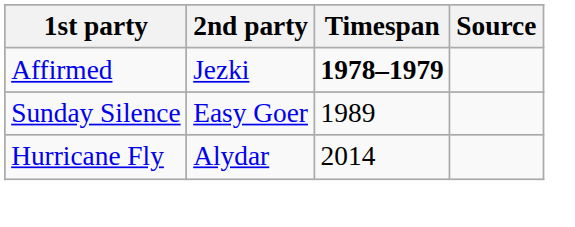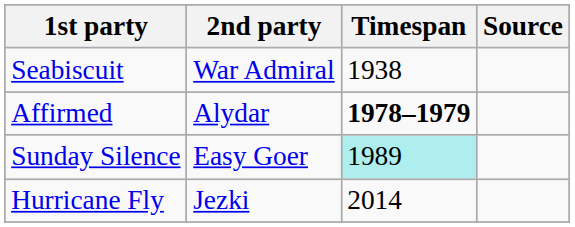+ row: (67, 69)
(221, 69) Jezki -> (231, 112) Alydar
(348, 112) no background -> (375, 156) paleturquoise background
(231, 156) Alydar -> (221, 199) Jezki
